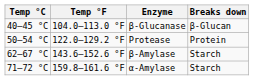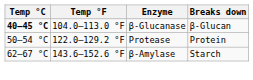(28, 26) normal -> (28, 26) bold
- row: (152, 68)
